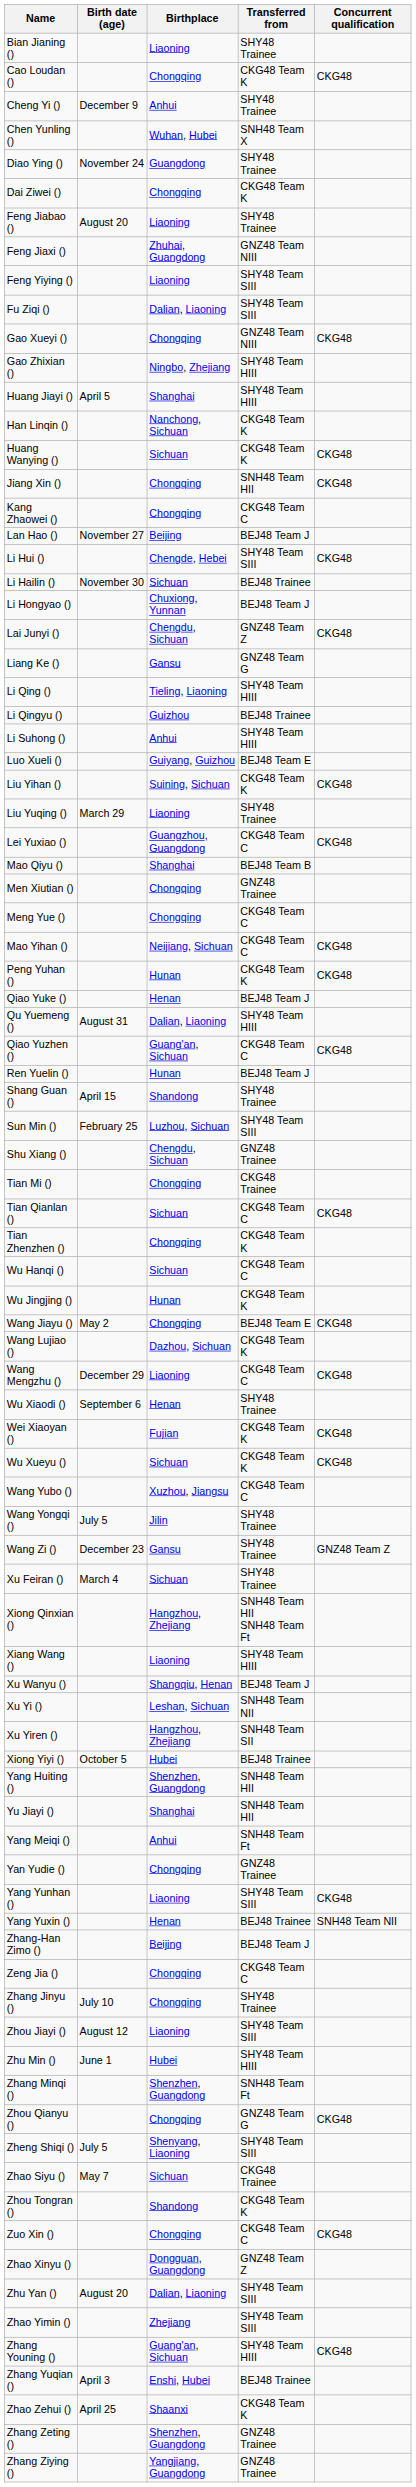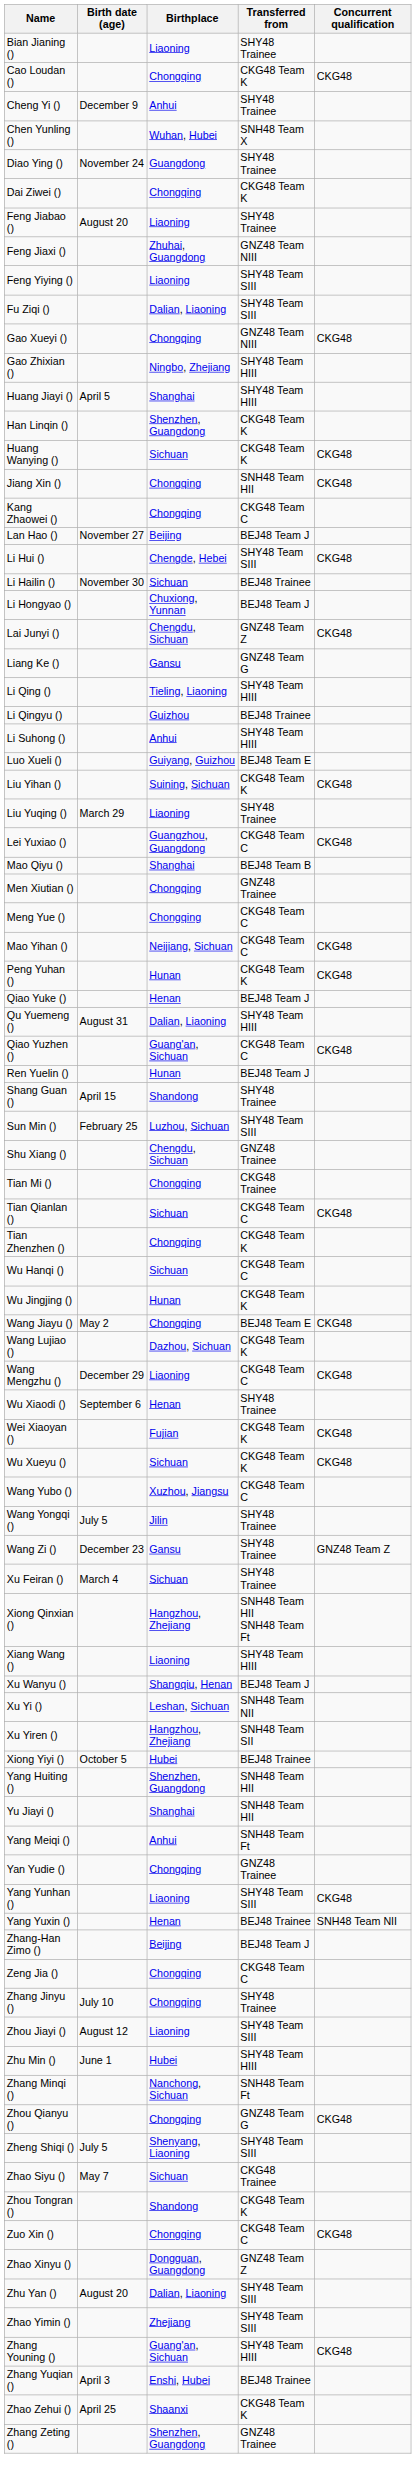(175, 425) Nanchong, Sichuan -> (177, 425) Shenzhen, Guangdong
(177, 2090) Shenzhen, Guangdong -> (175, 2090) Nanchong, Sichuan
- row: (38, 2467)
